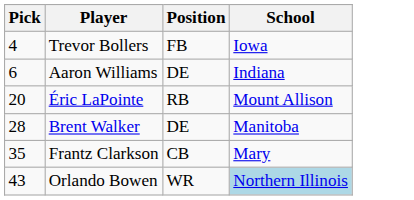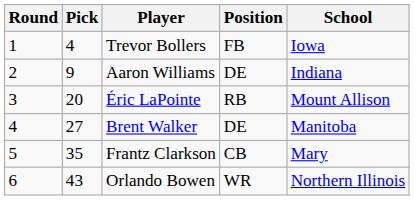+ column: (33, 18)
(13, 72) 6 -> (70, 72) 9
(17, 126) 28 -> (74, 126) 27
(291, 180) lightblue background -> (348, 180) no background
